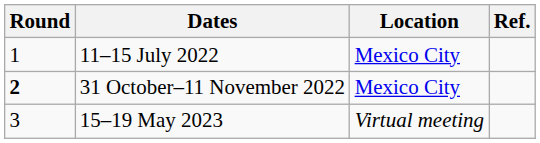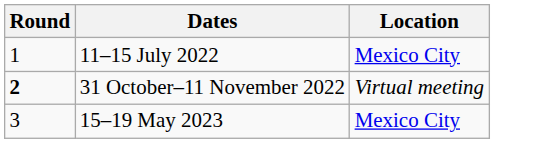- column: (512, 21)
(407, 87) Mexico City -> (419, 87) Virtual meeting
(419, 120) Virtual meeting -> (407, 120) Mexico City
